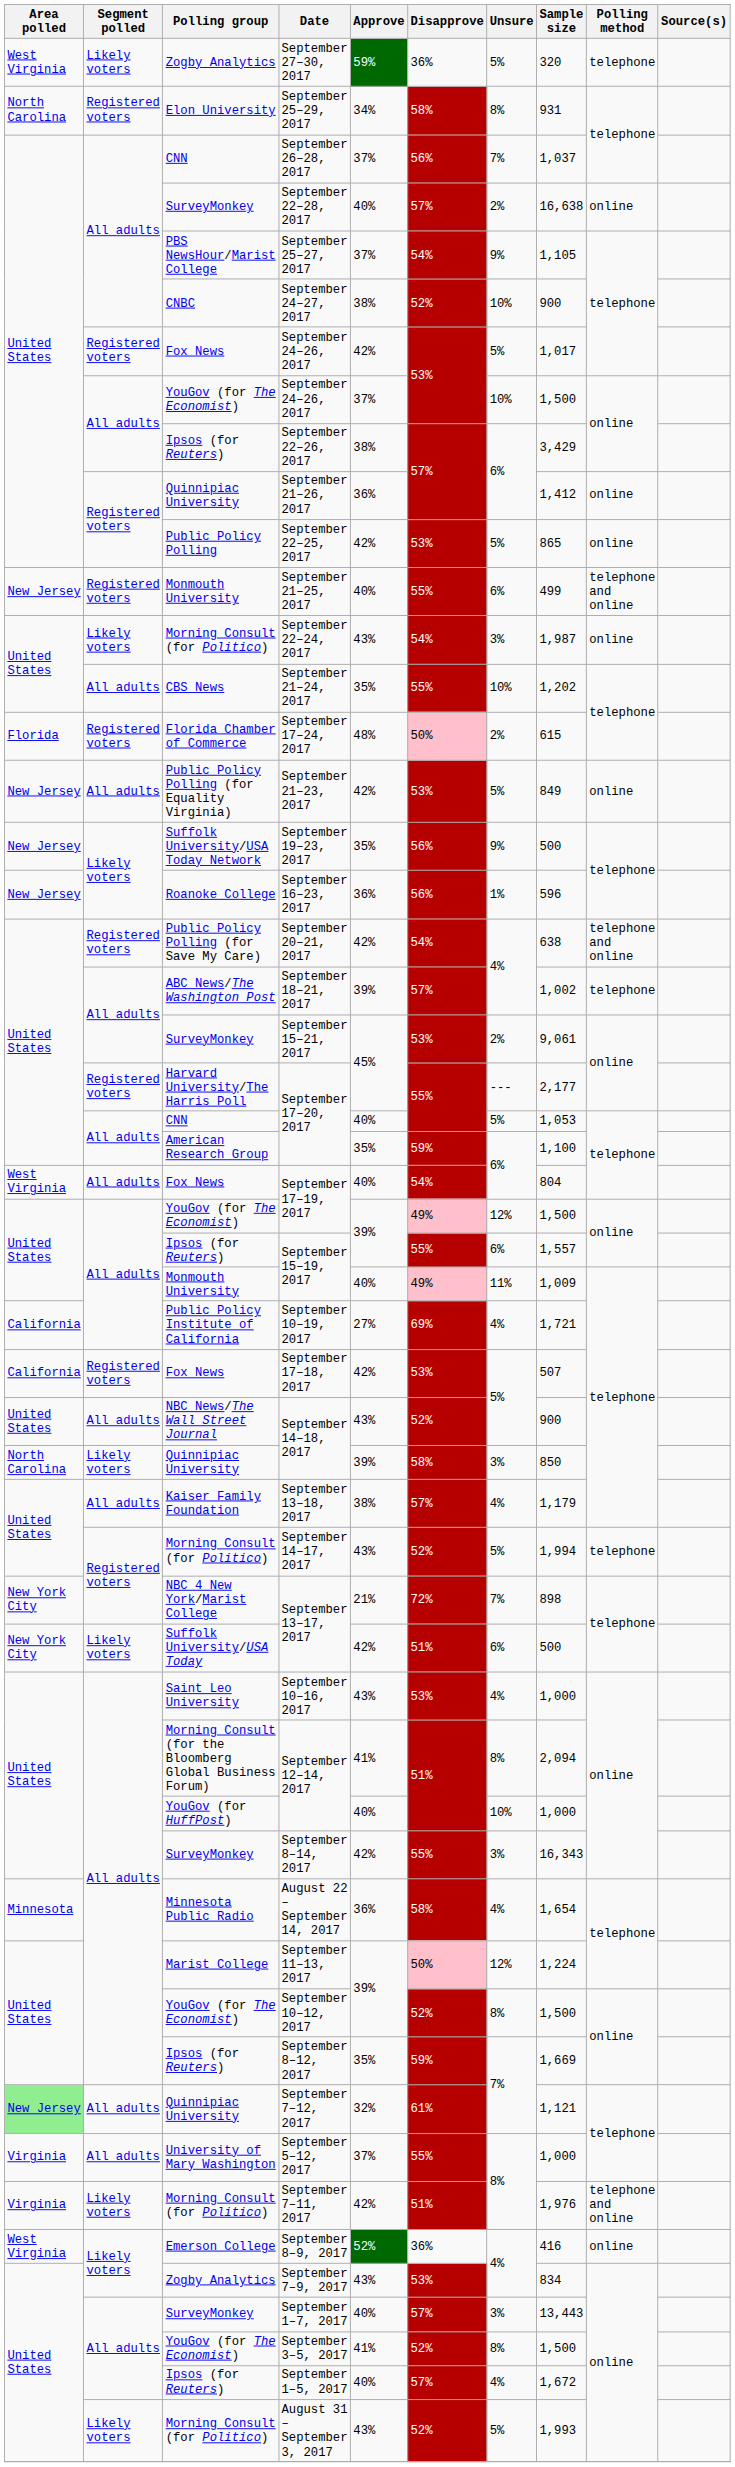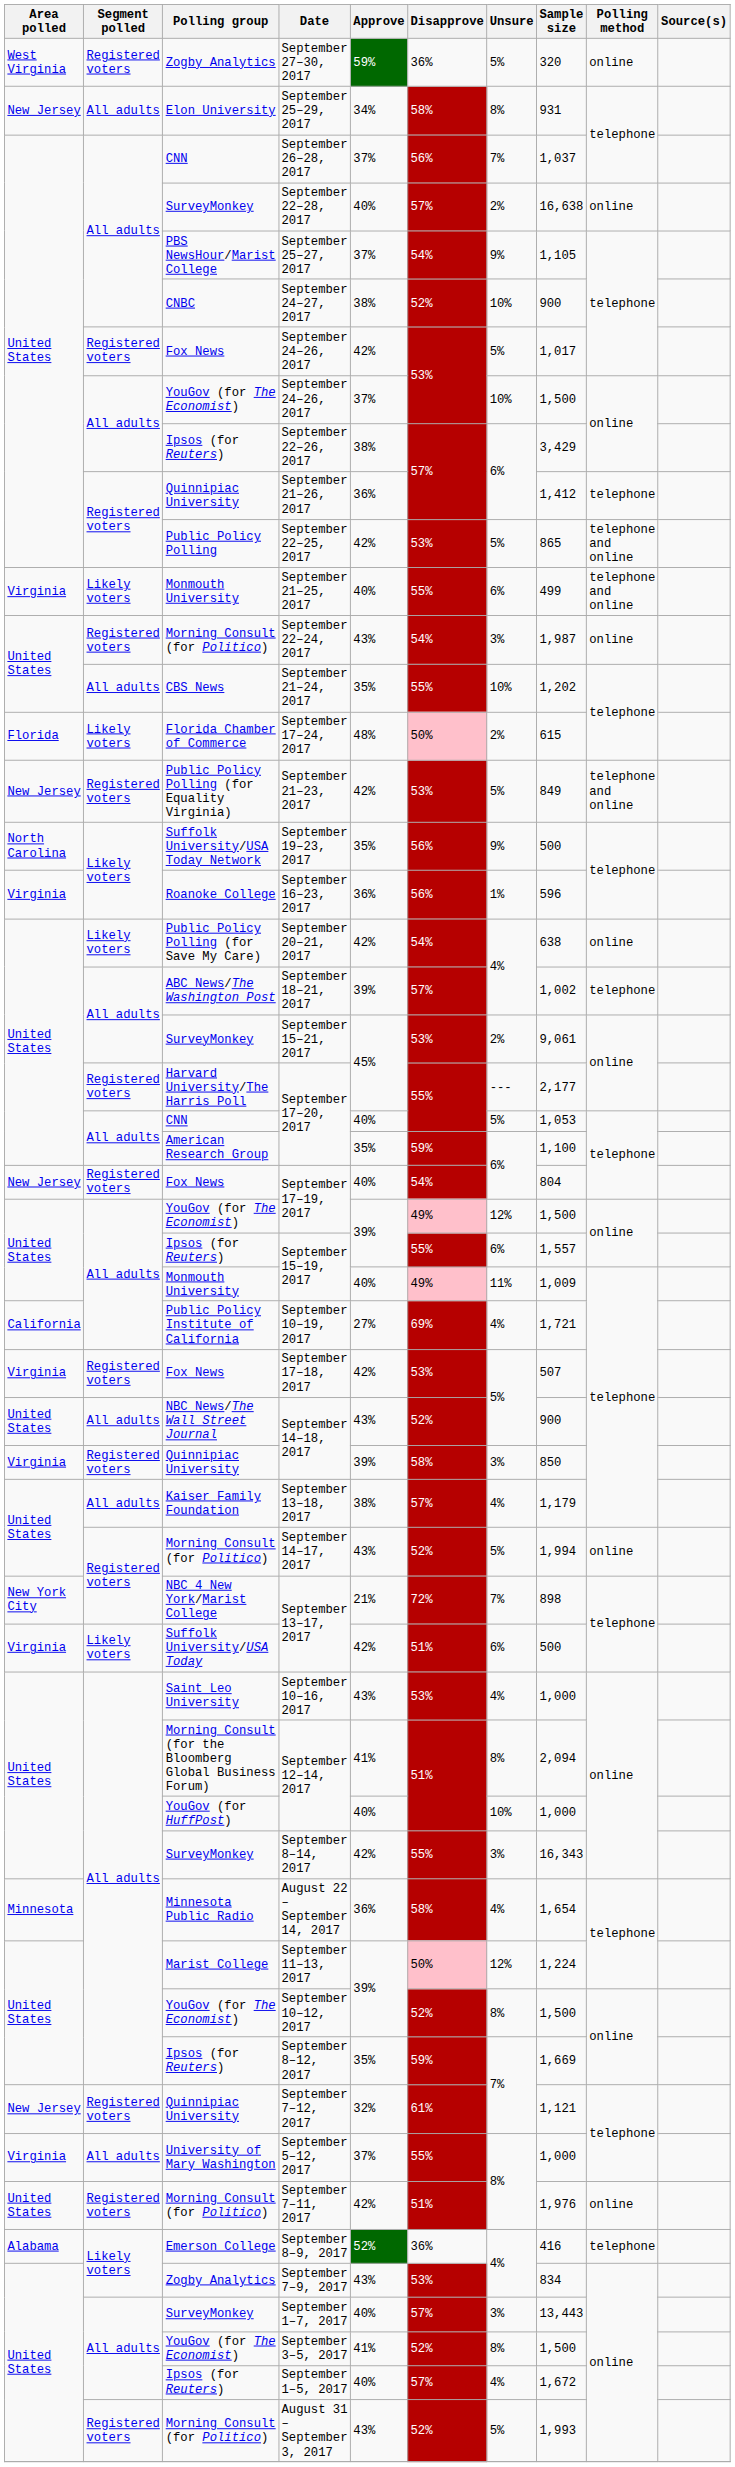(109, 63) Likely voters -> (123, 63) Registered voters
(622, 63) telephone -> (611, 63) online
(37, 111) North Carolina -> (44, 111) New Jersey
(123, 111) Registered voters -> (123, 111) All adults
(611, 496) online -> (622, 496) telephone
(611, 544) online -> (622, 544) telephone and online
(44, 592) New Jersey -> (37, 592) Virginia
(123, 592) Registered voters -> (109, 592) Likely voters
(109, 640) Likely voters -> (123, 640) Registered voters
(123, 736) Registered voters -> (109, 736) Likely voters
(123, 791) All adults -> (123, 791) Registered voters
(611, 791) online -> (622, 791) telephone and online
(44, 847) New Jersey -> (37, 847) North Carolina
(44, 895) New Jersey -> (37, 895) Virginia
(123, 943) Registered voters -> (109, 943) Likely voters
(622, 943) telephone and online -> (611, 943) online
(37, 1182) West Virginia -> (44, 1182) New Jersey
(123, 1182) All adults -> (123, 1182) Registered voters
(44, 1373) California -> (37, 1373) Virginia
(37, 1462) North Carolina -> (37, 1462) Virginia
(109, 1462) Likely voters -> (123, 1462) Registered voters
(622, 1552) telephone -> (611, 1552) online
(37, 1648) New York City -> (37, 1648) Virginia
(44, 2109) lightgreen background -> (44, 2109) no background
(123, 2109) All adults -> (123, 2109) Registered voters
(37, 2205) Virginia -> (29, 2205) United States
(109, 2205) Likely voters -> (123, 2205) Registered voters
(622, 2205) telephone and online -> (611, 2205) online
(37, 2246) West Virginia -> (33, 2246) Alabama
(611, 2246) online -> (622, 2246) telephone
(109, 2431) Likely voters -> (123, 2431) Registered voters
